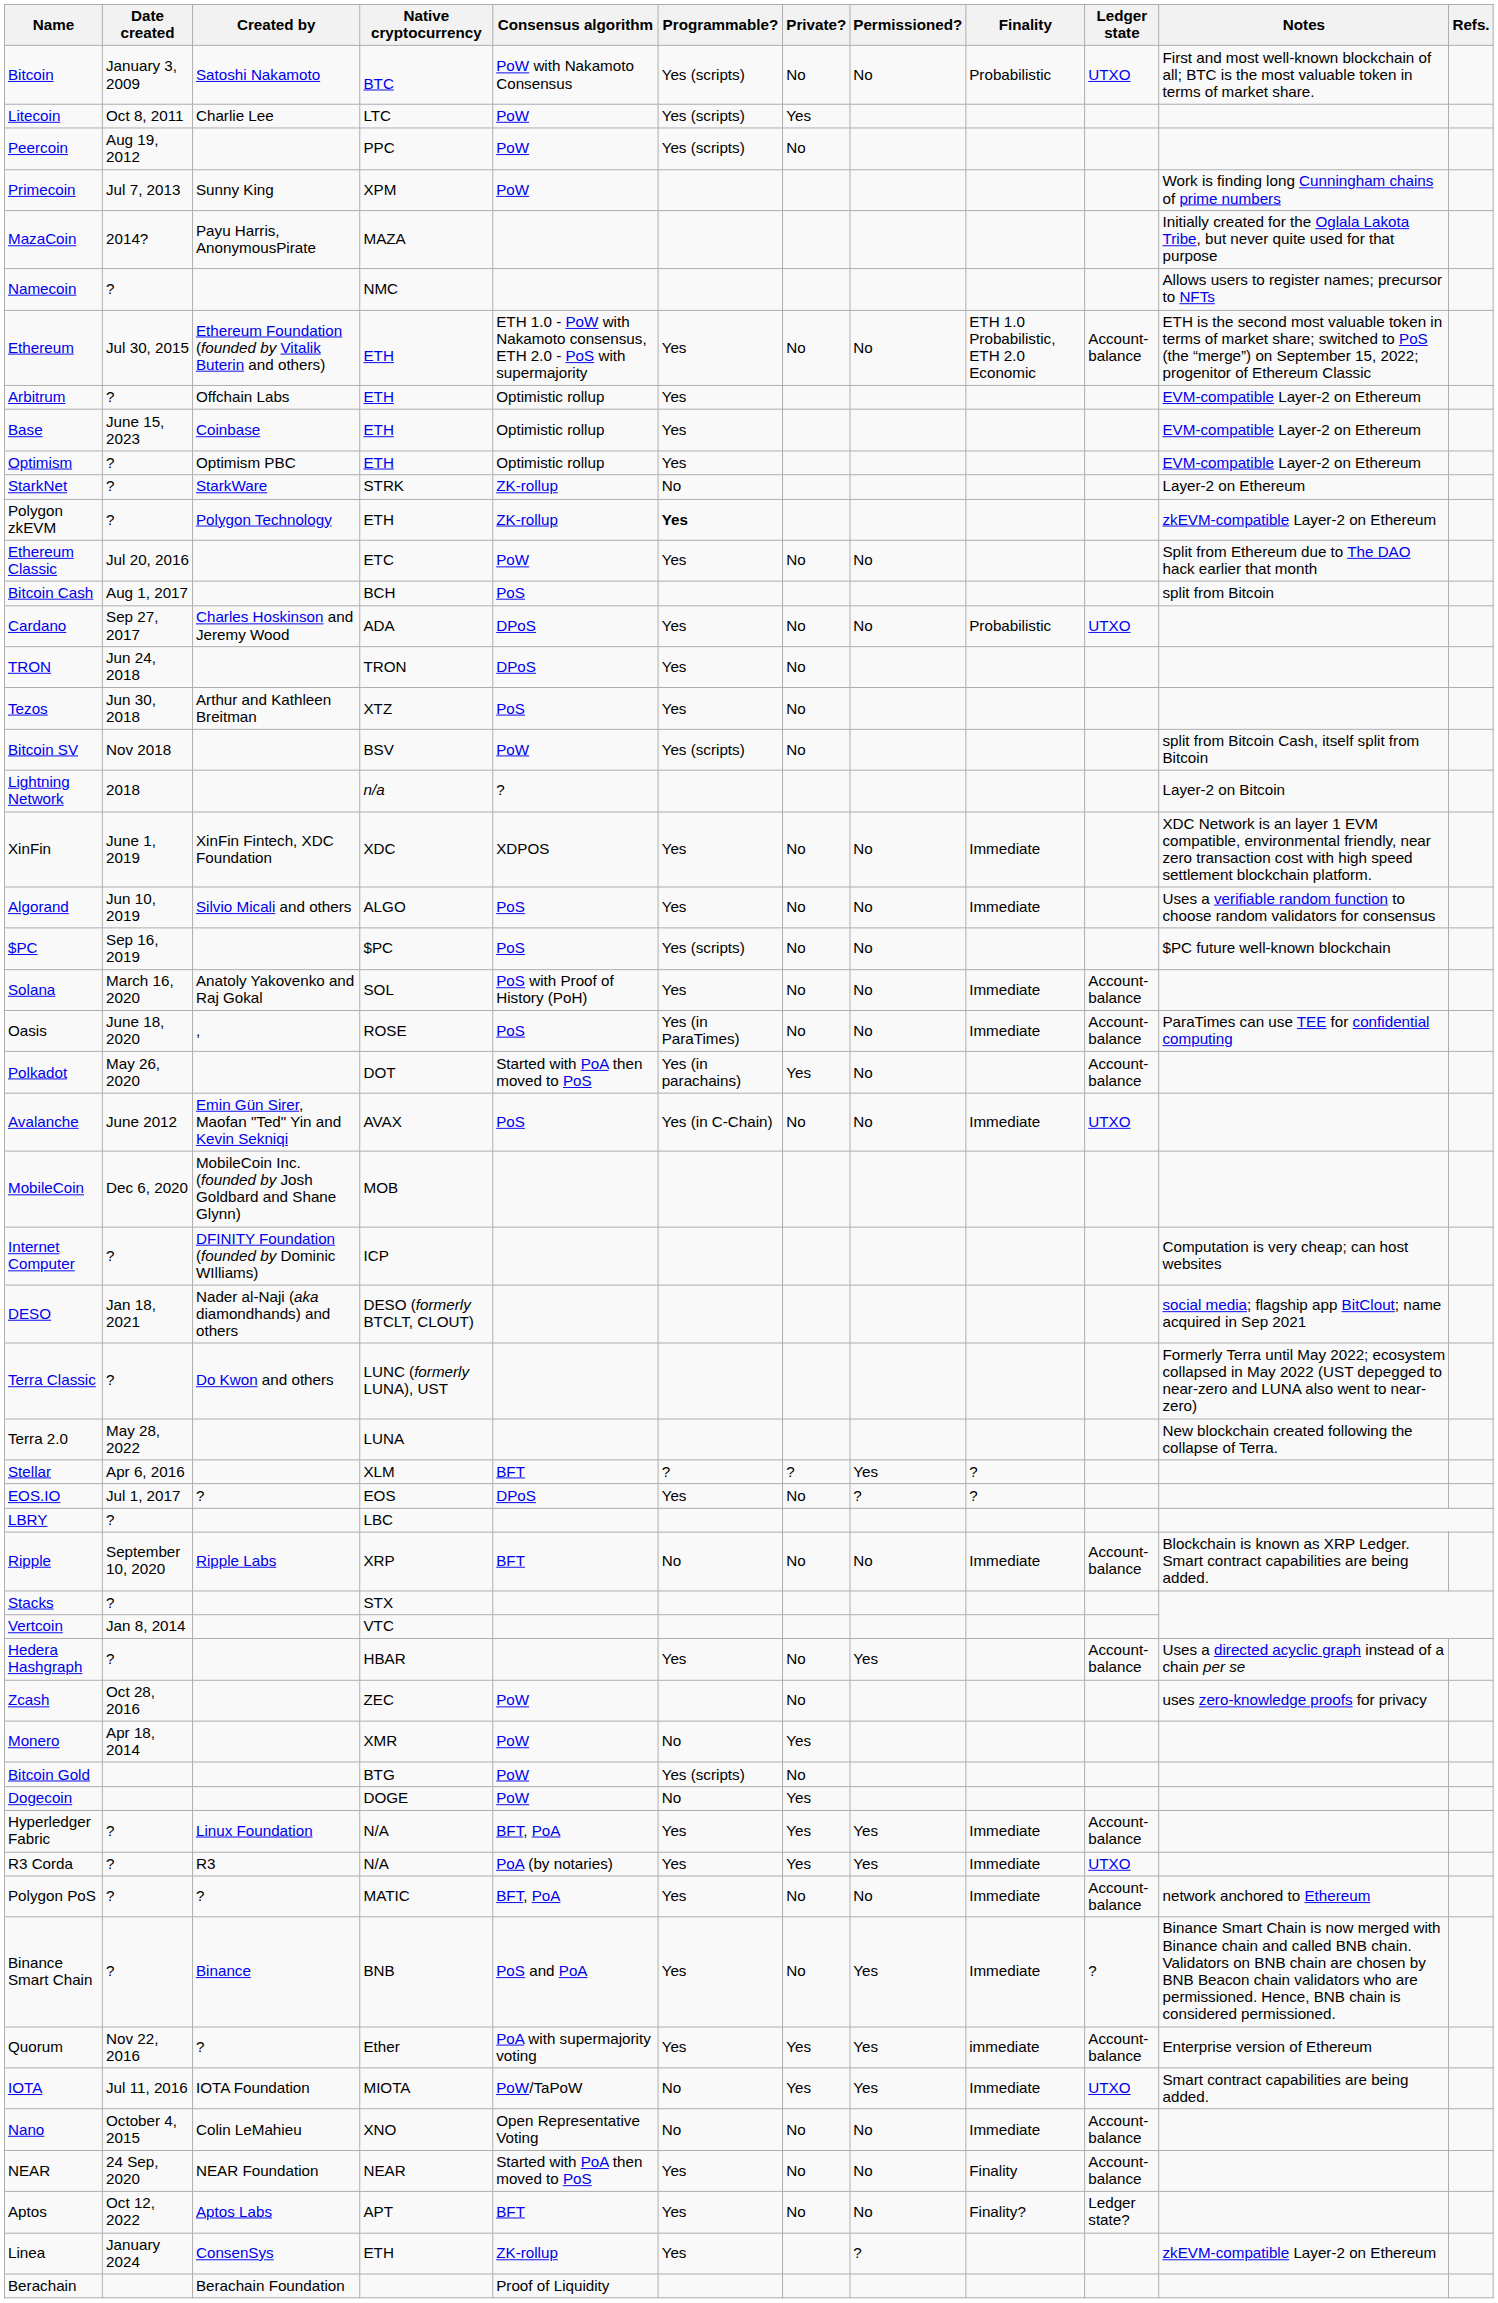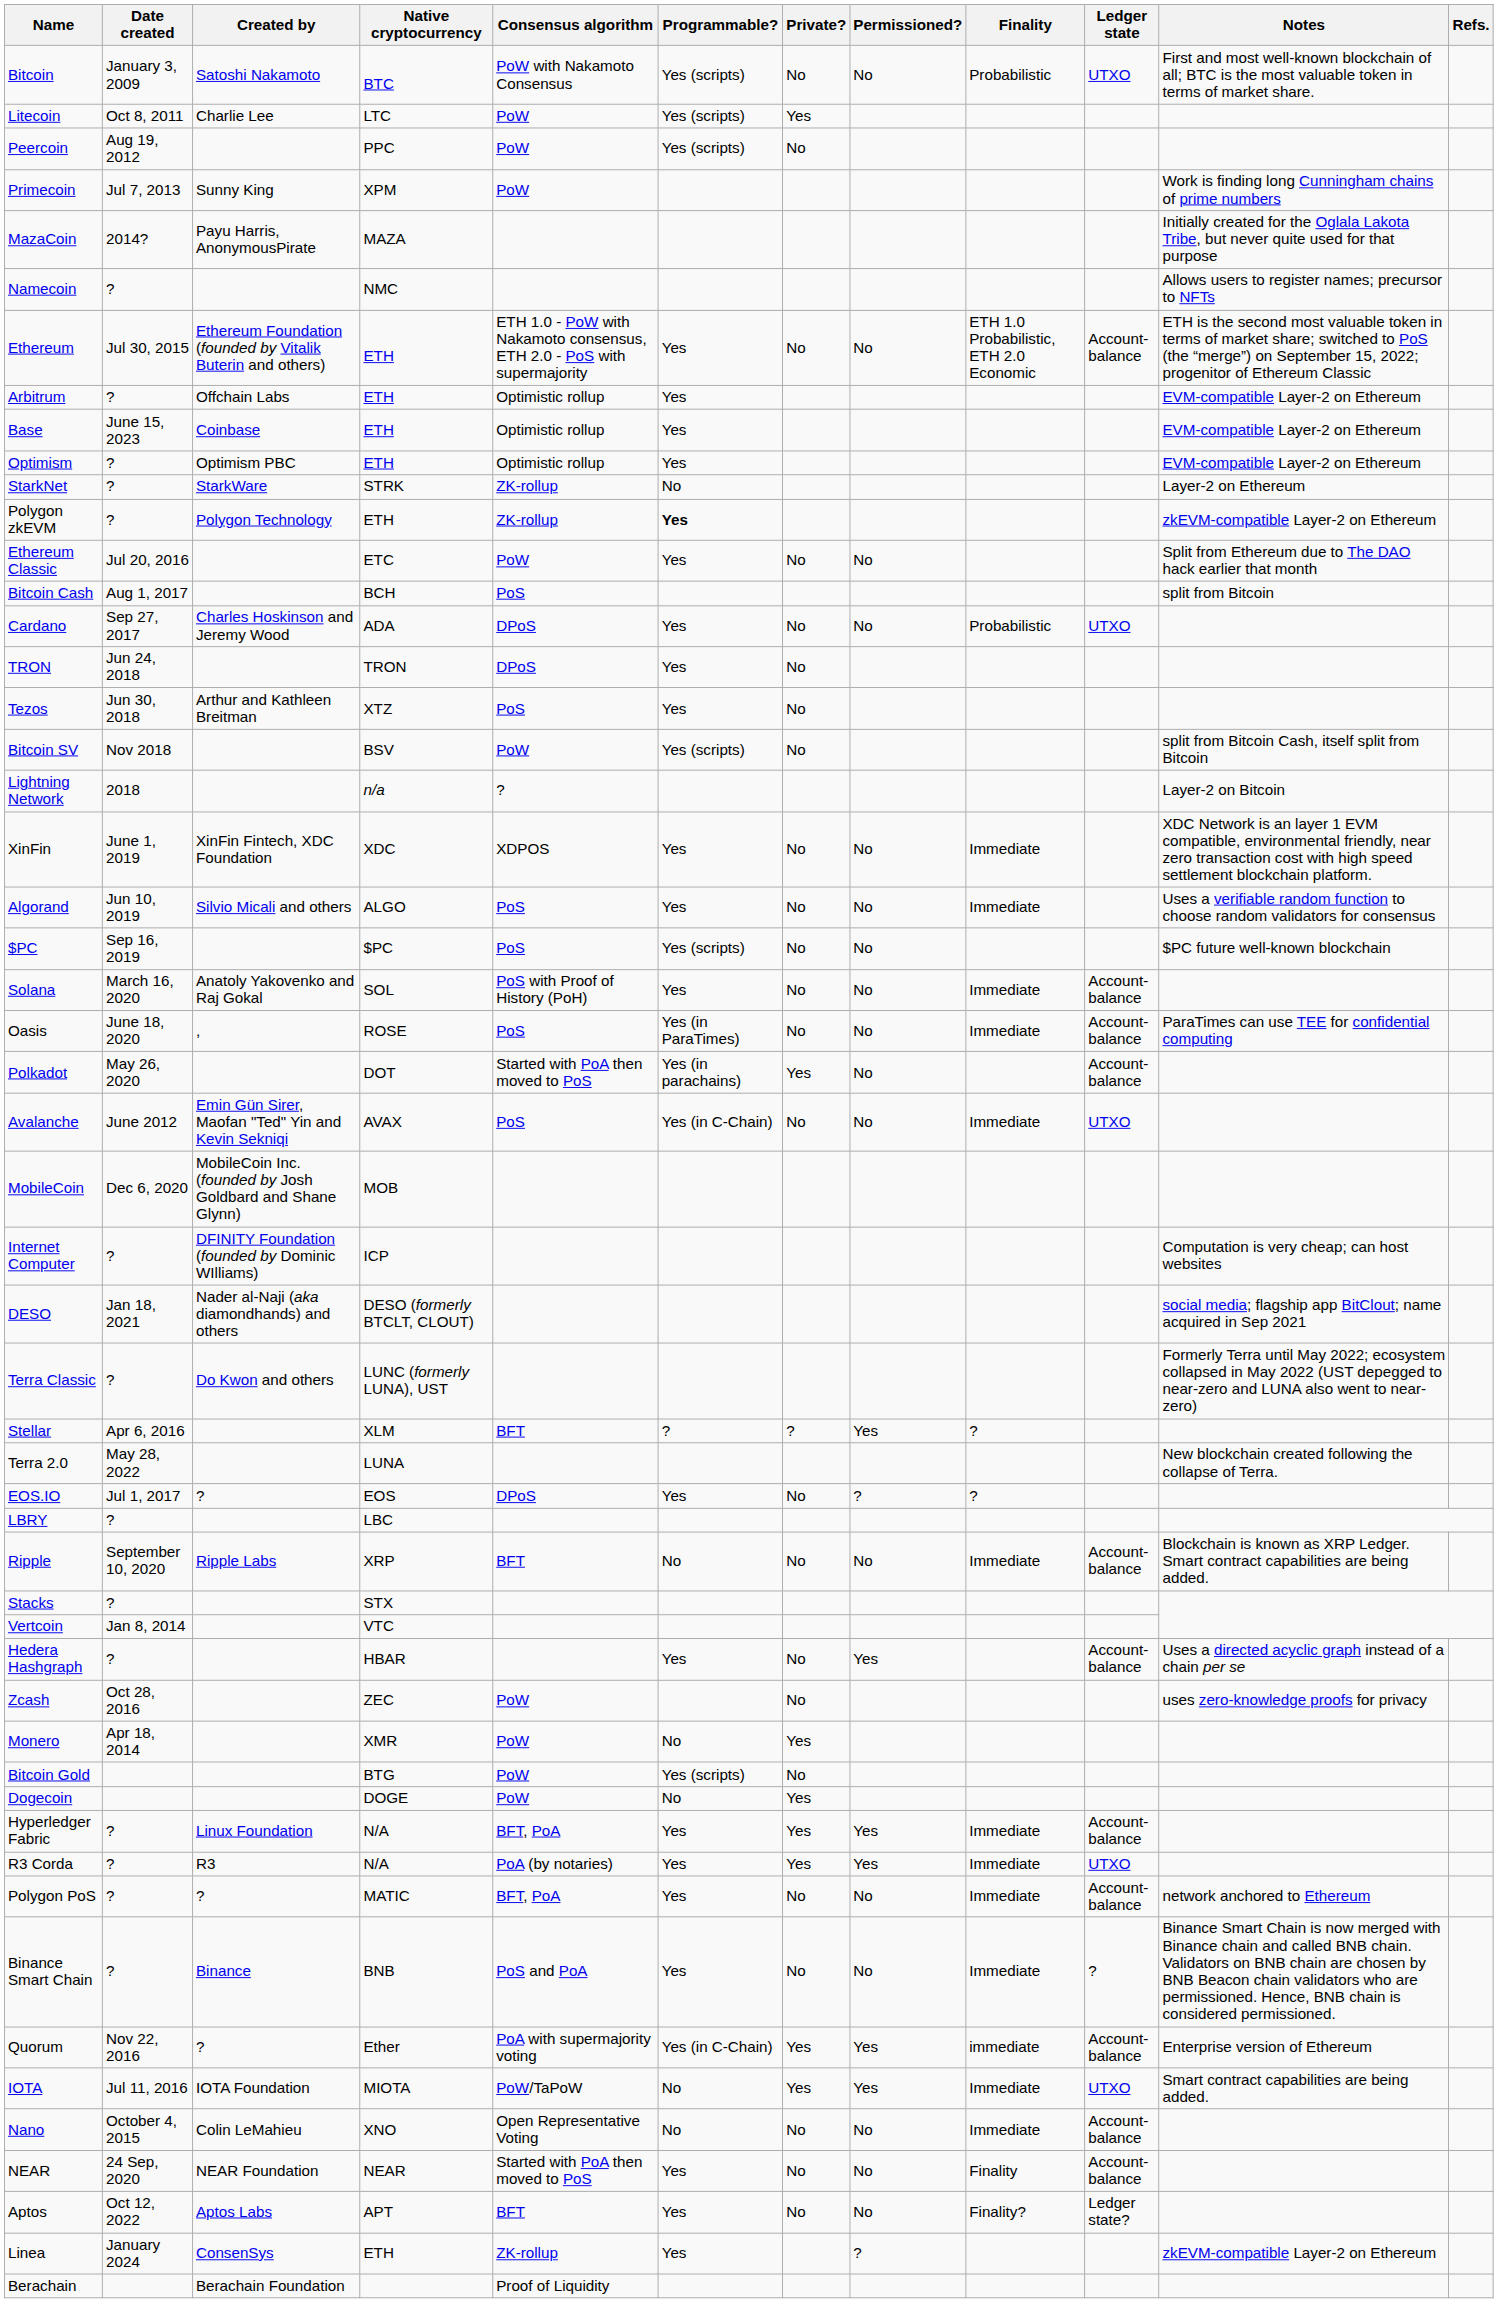rows swapped: (38, 1439) <-> (30, 1471)
(866, 1971) Yes -> (863, 1971) No
(674, 2047) Yes -> (717, 2047) Yes (in C-Chain)
